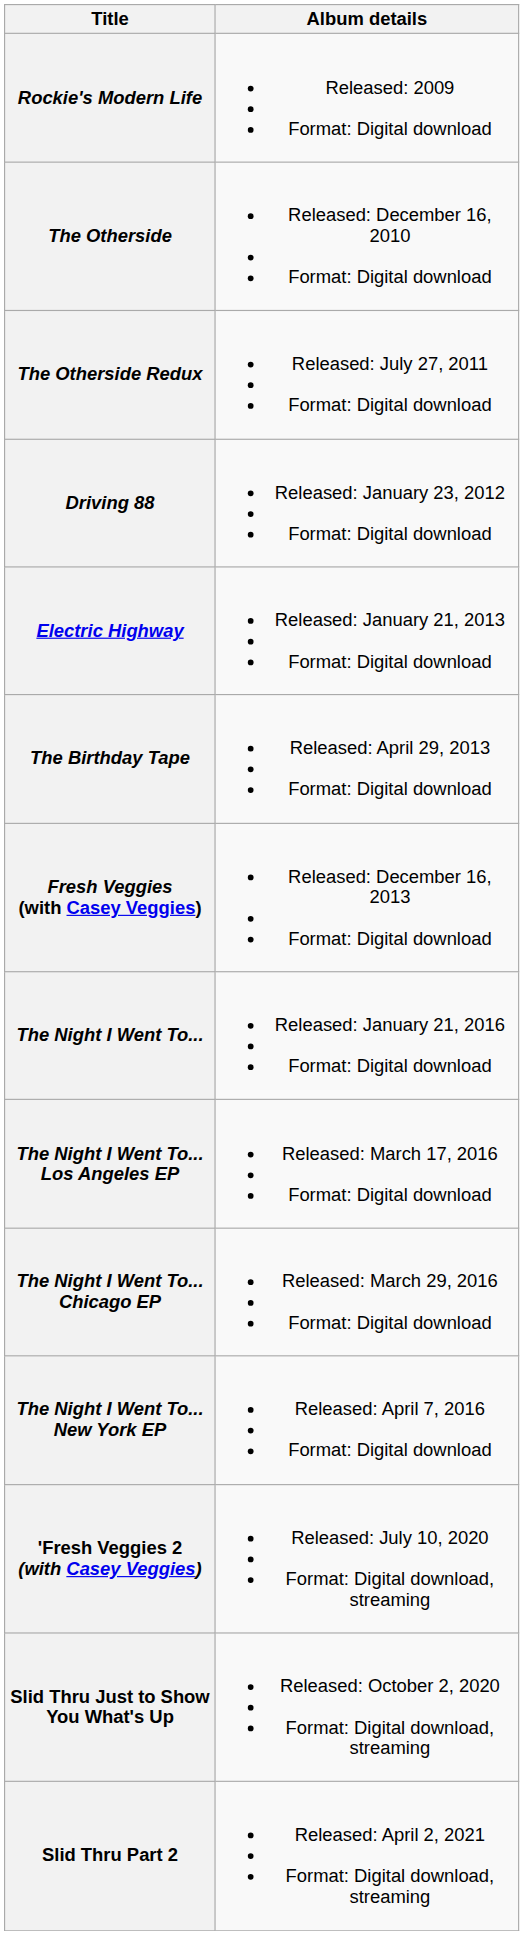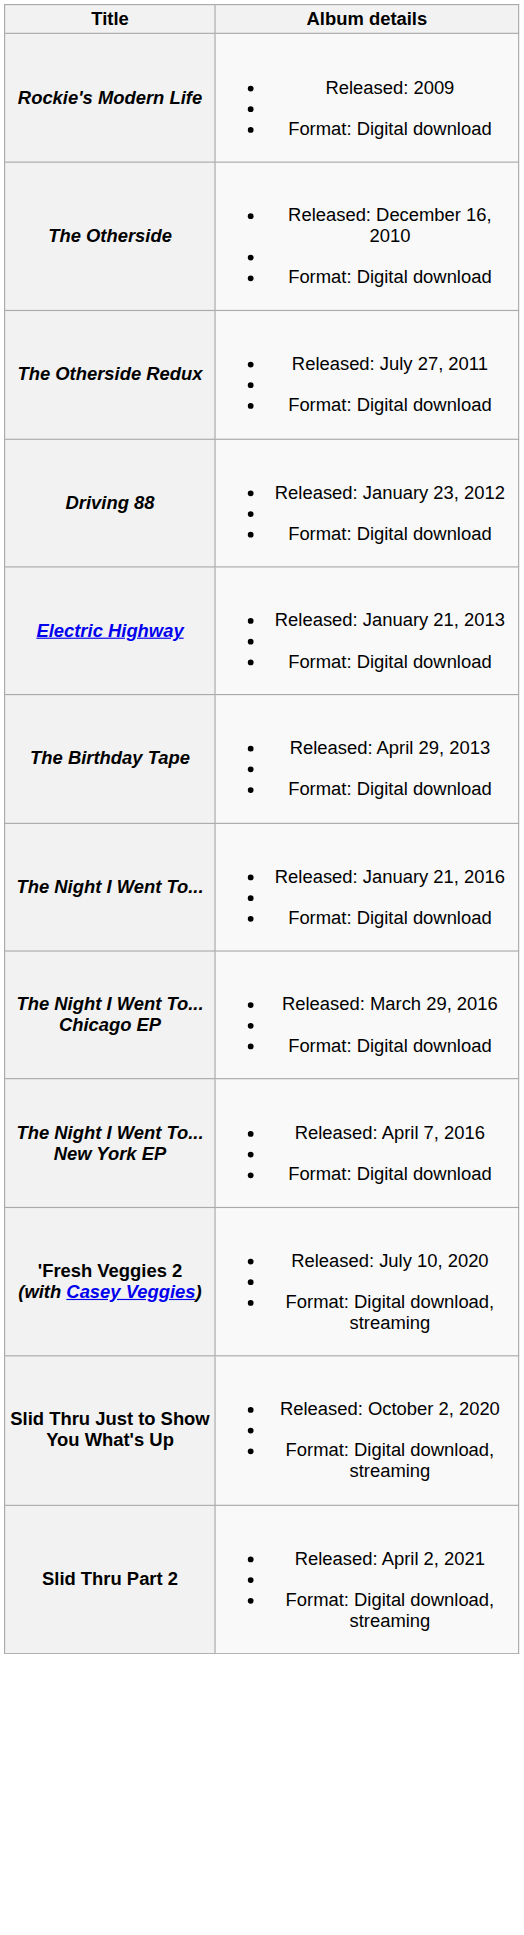- row: (110, 897)
- row: (110, 1163)
